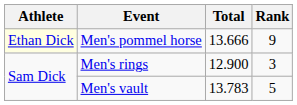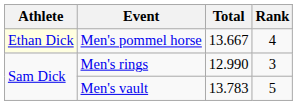(229, 40) 13.666 -> (229, 40) 13.667
(272, 40) 9 -> (272, 40) 4
(229, 64) 12.900 -> (229, 64) 12.990
